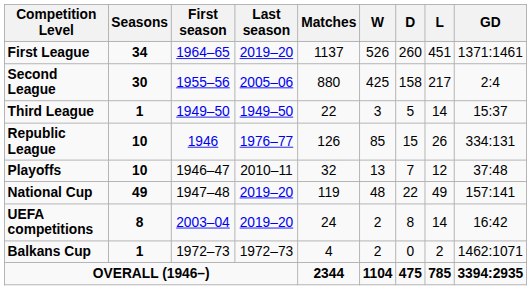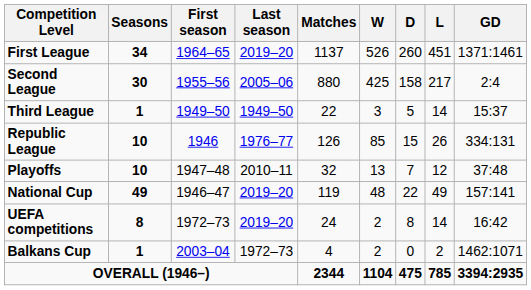(203, 170) 1946–47 -> (203, 170) 1947–48
(203, 192) 1947–48 -> (203, 192) 1946–47
(203, 222) 2003–04 -> (203, 222) 1972–73
(203, 251) 1972–73 -> (203, 251) 2003–04
